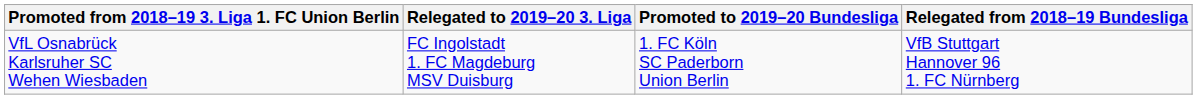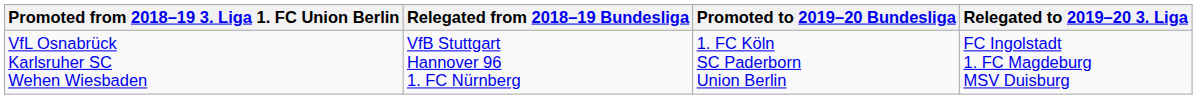columns swapped: (1047, 17) <-> (519, 17)
